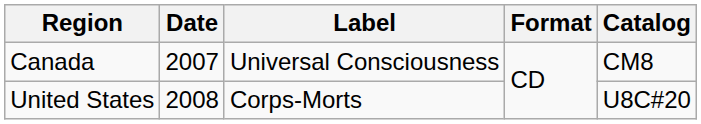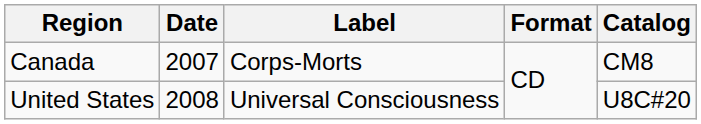(365, 61) Universal Consciousness -> (296, 61) Corps-Morts
(296, 99) Corps-Morts -> (365, 99) Universal Consciousness
